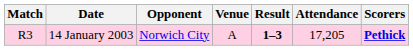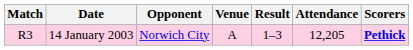(272, 34) bold -> (272, 34) normal
(327, 34) 17,205 -> (327, 34) 12,205
